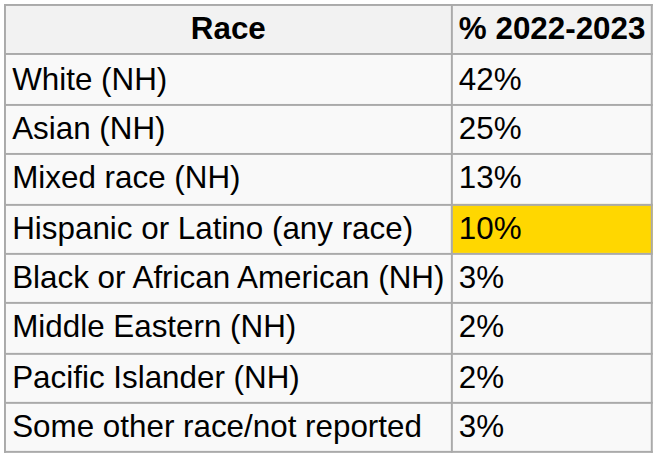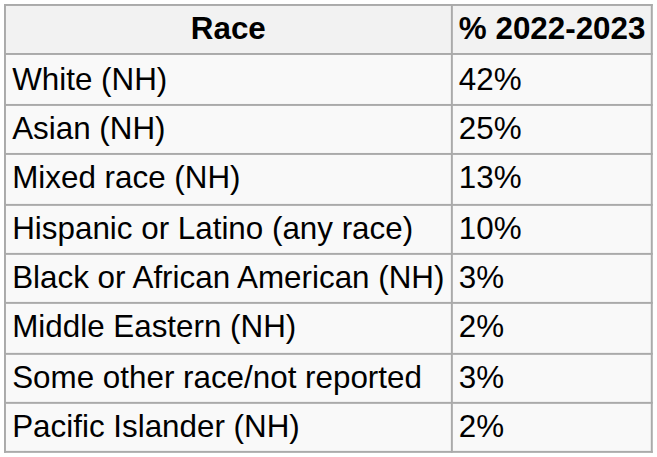(490, 228) gold background -> (490, 228) no background
rows swapped: (156, 377) <-> (217, 427)
